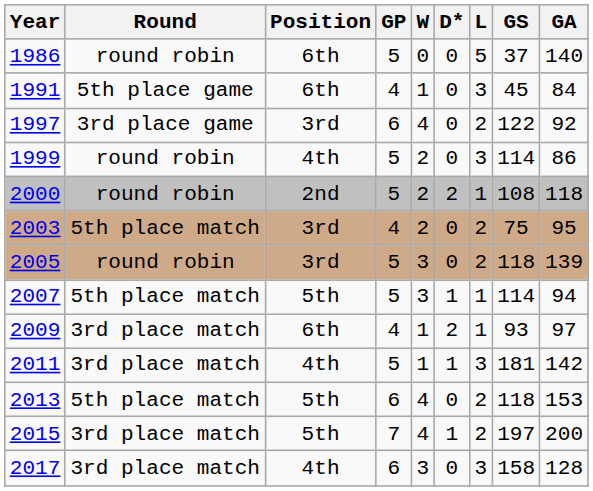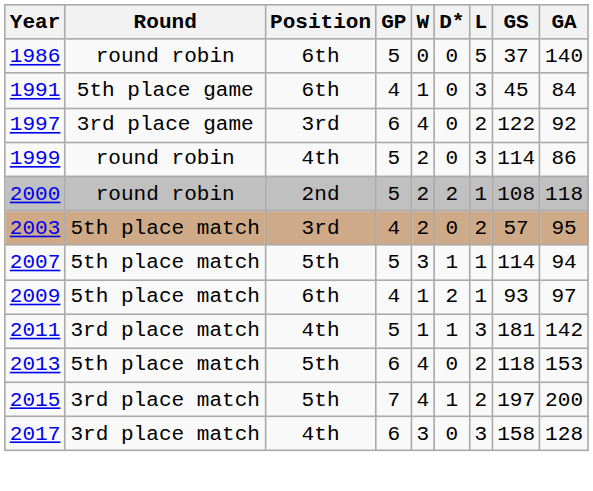(516, 228) 75 -> (516, 228) 57
- row: (35, 262)
(165, 331) 3rd place match -> (165, 297) 5th place match
